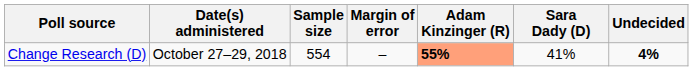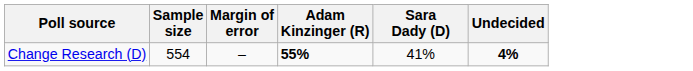- column: (220, 23)
(435, 54) lightsalmon background -> (295, 54) no background
